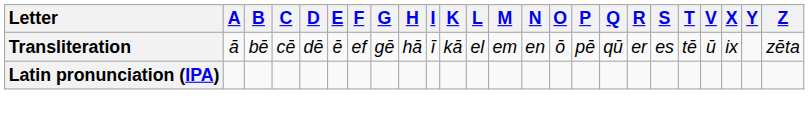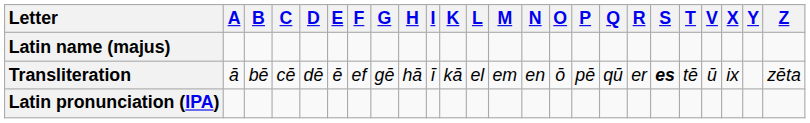+ row: (90, 46)
(665, 46) normal -> (665, 74) bold
